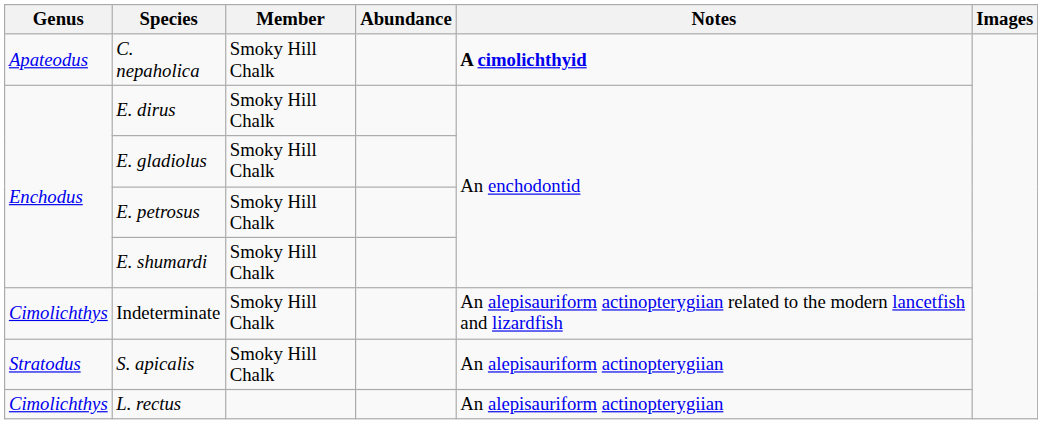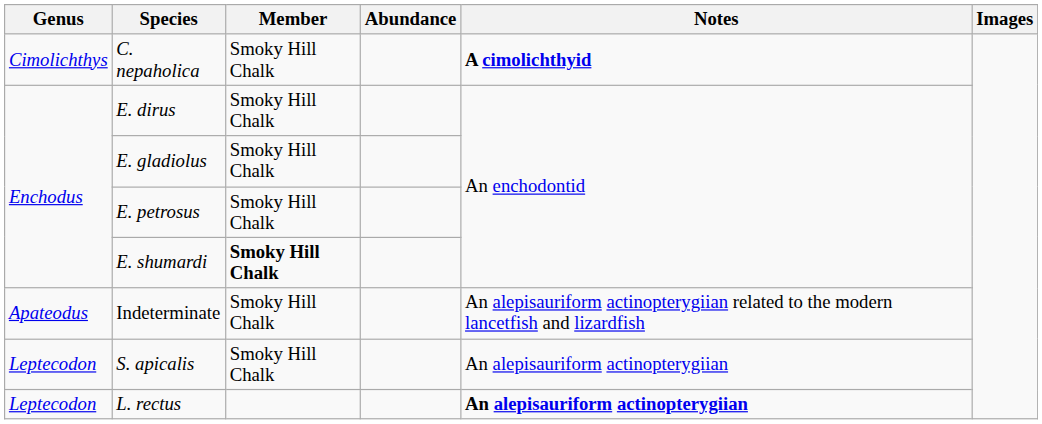(48, 59) Apateodus -> (58, 59) Cimolichthys
(273, 262) normal -> (275, 262) bold
(58, 313) Cimolichthys -> (48, 313) Apateodus
(45, 364) Stratodus -> (53, 364) Leptecodon
(58, 404) Cimolichthys -> (53, 404) Leptecodon
(592, 404) normal -> (606, 404) bold
